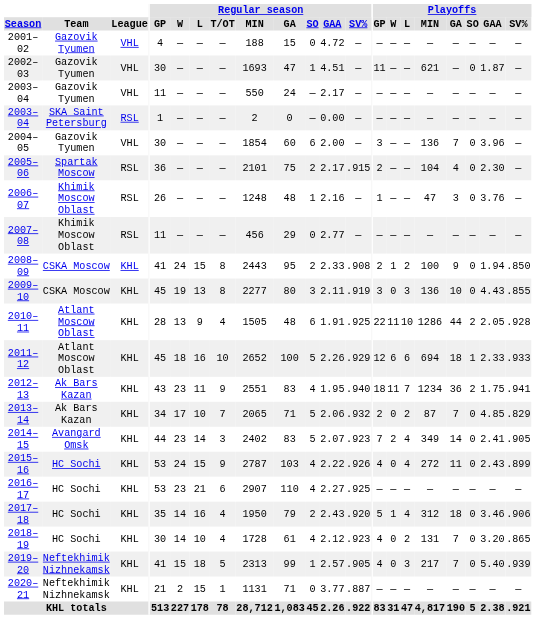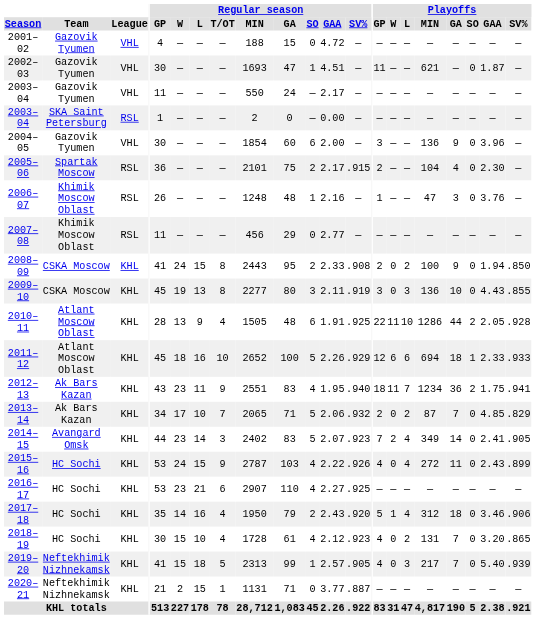(456, 143) 7 -> (456, 143) 9
(393, 266) 1 -> (393, 266) 0
(180, 539) 14 -> (180, 539) 15
